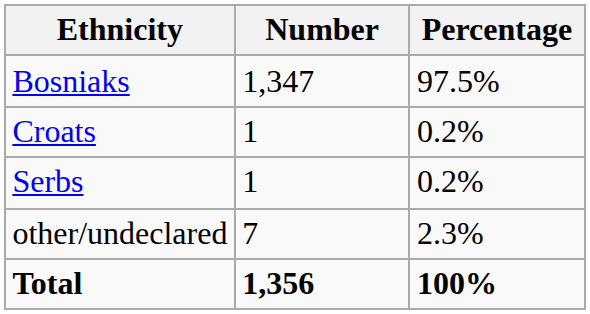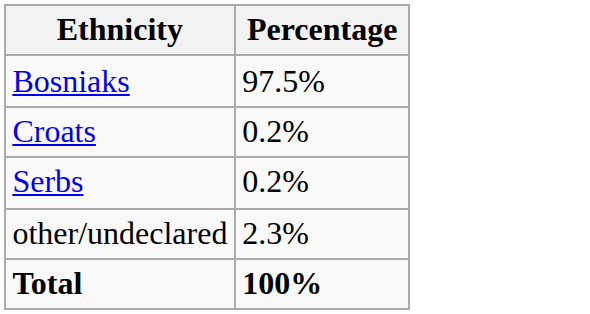- column: (322, 29)
